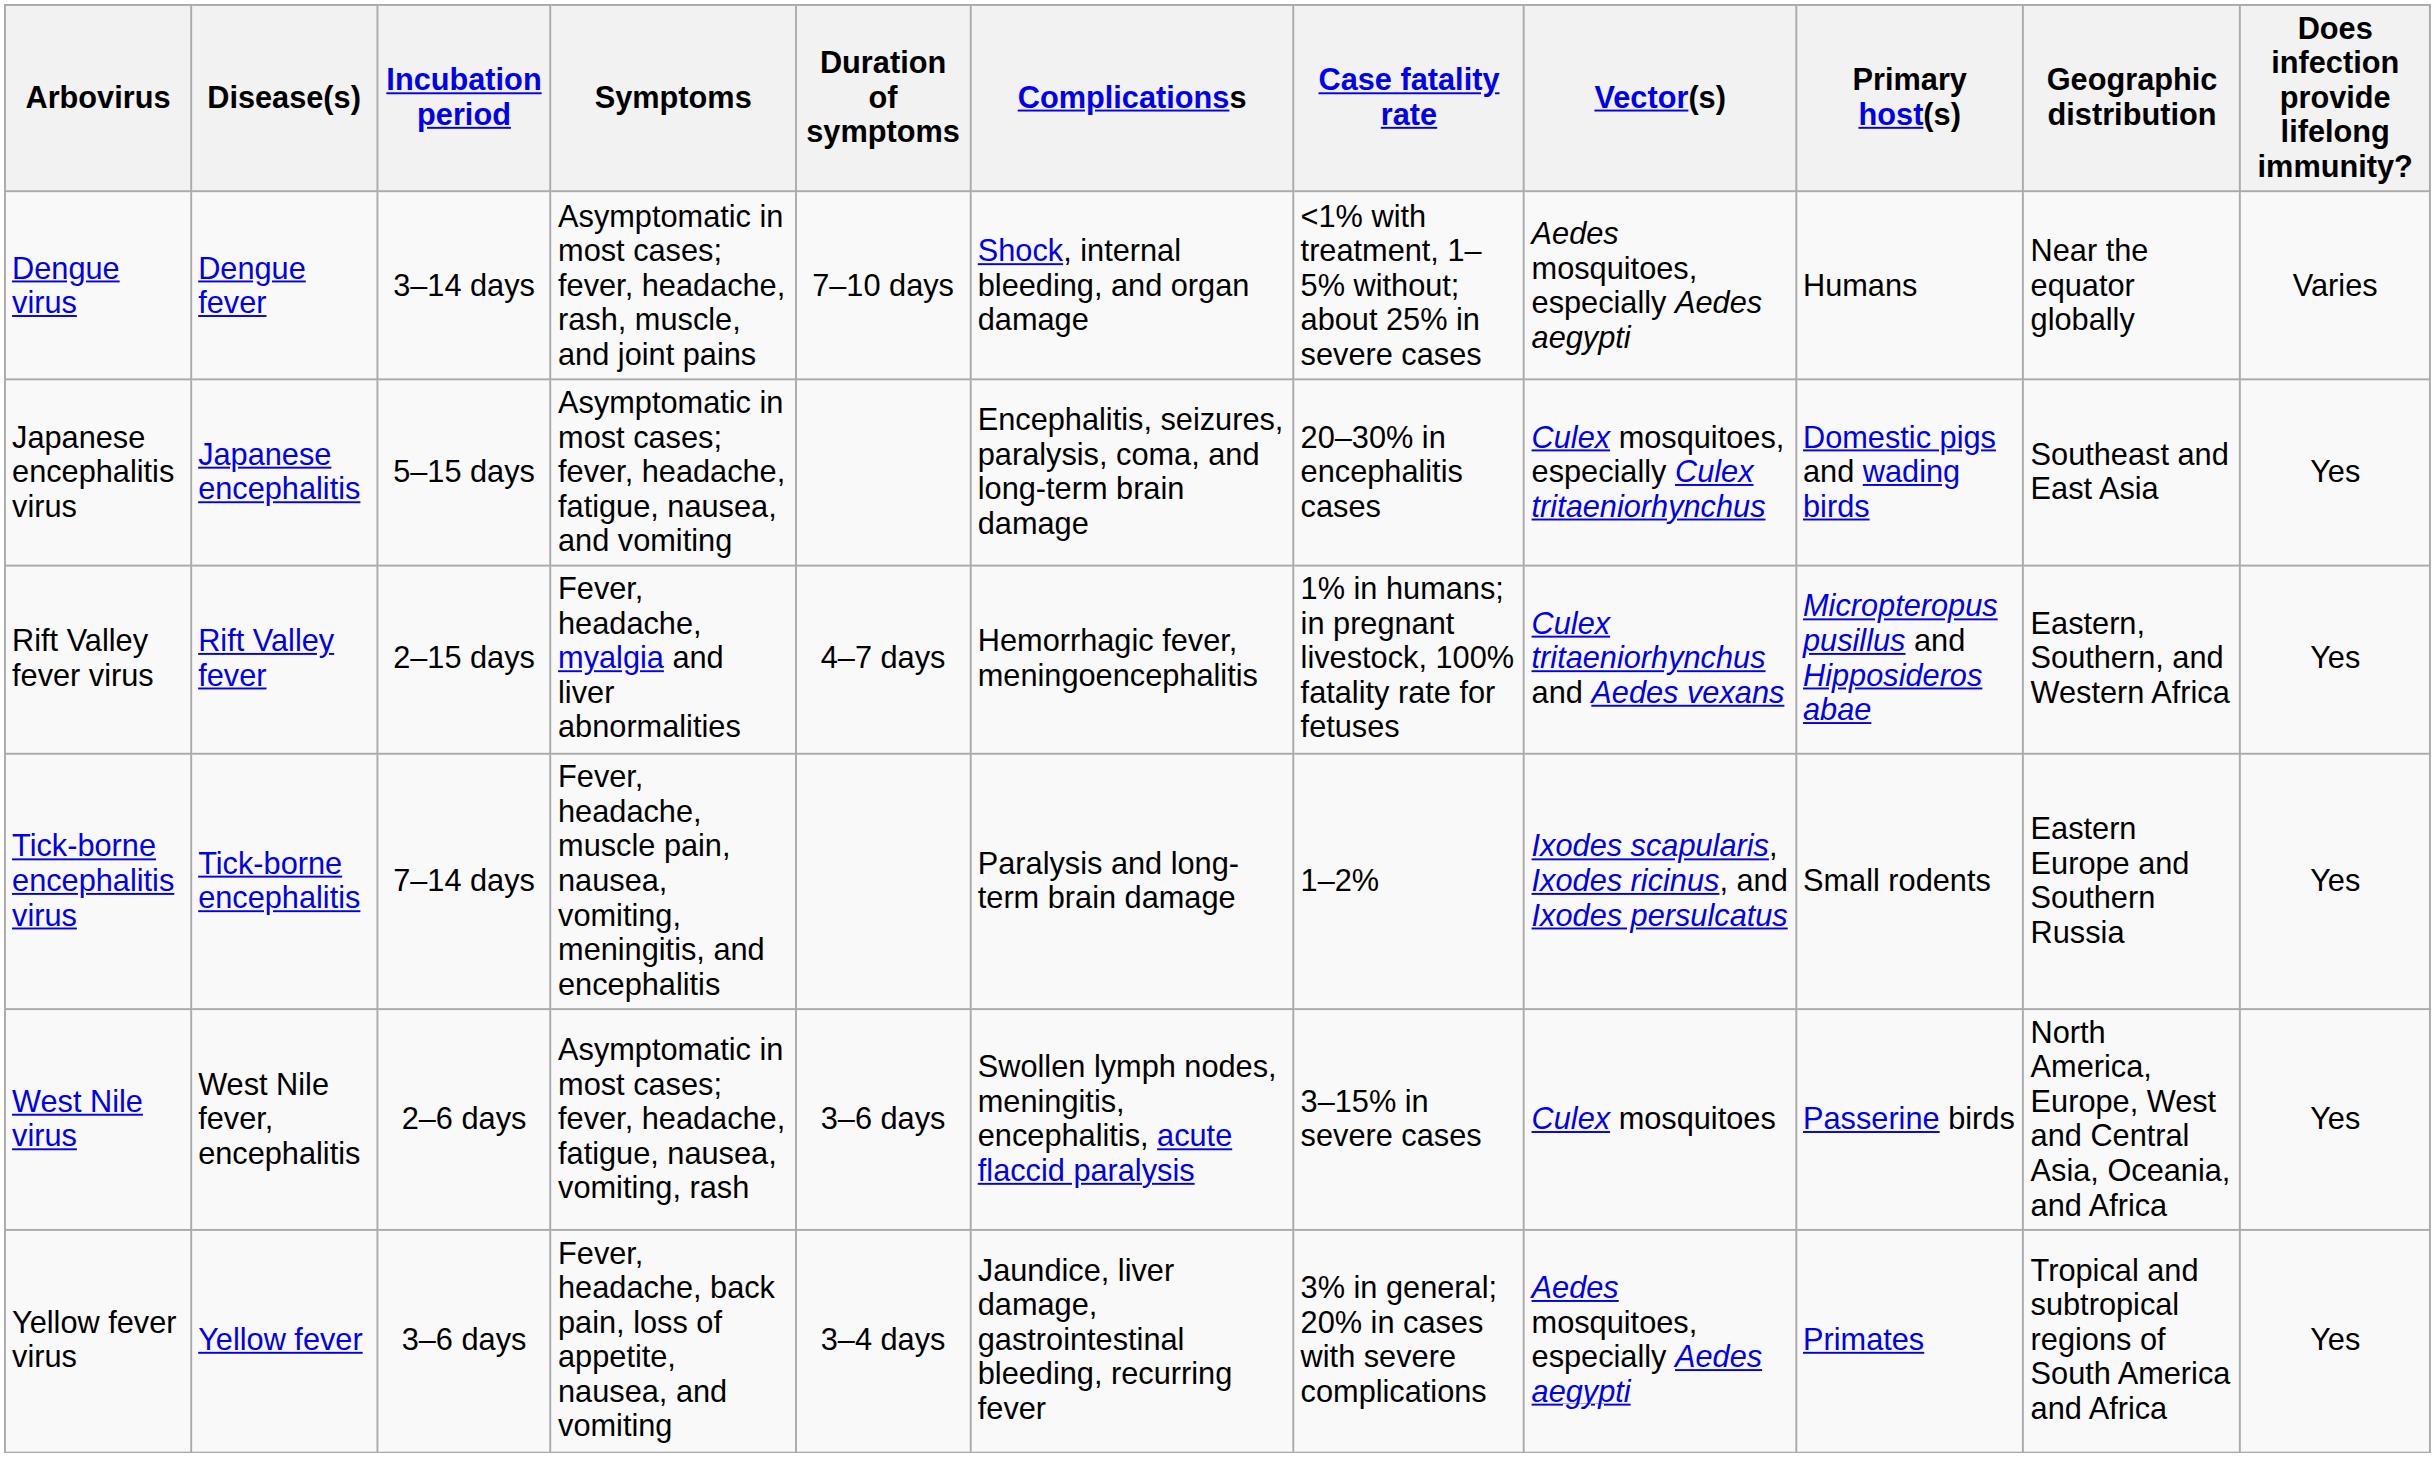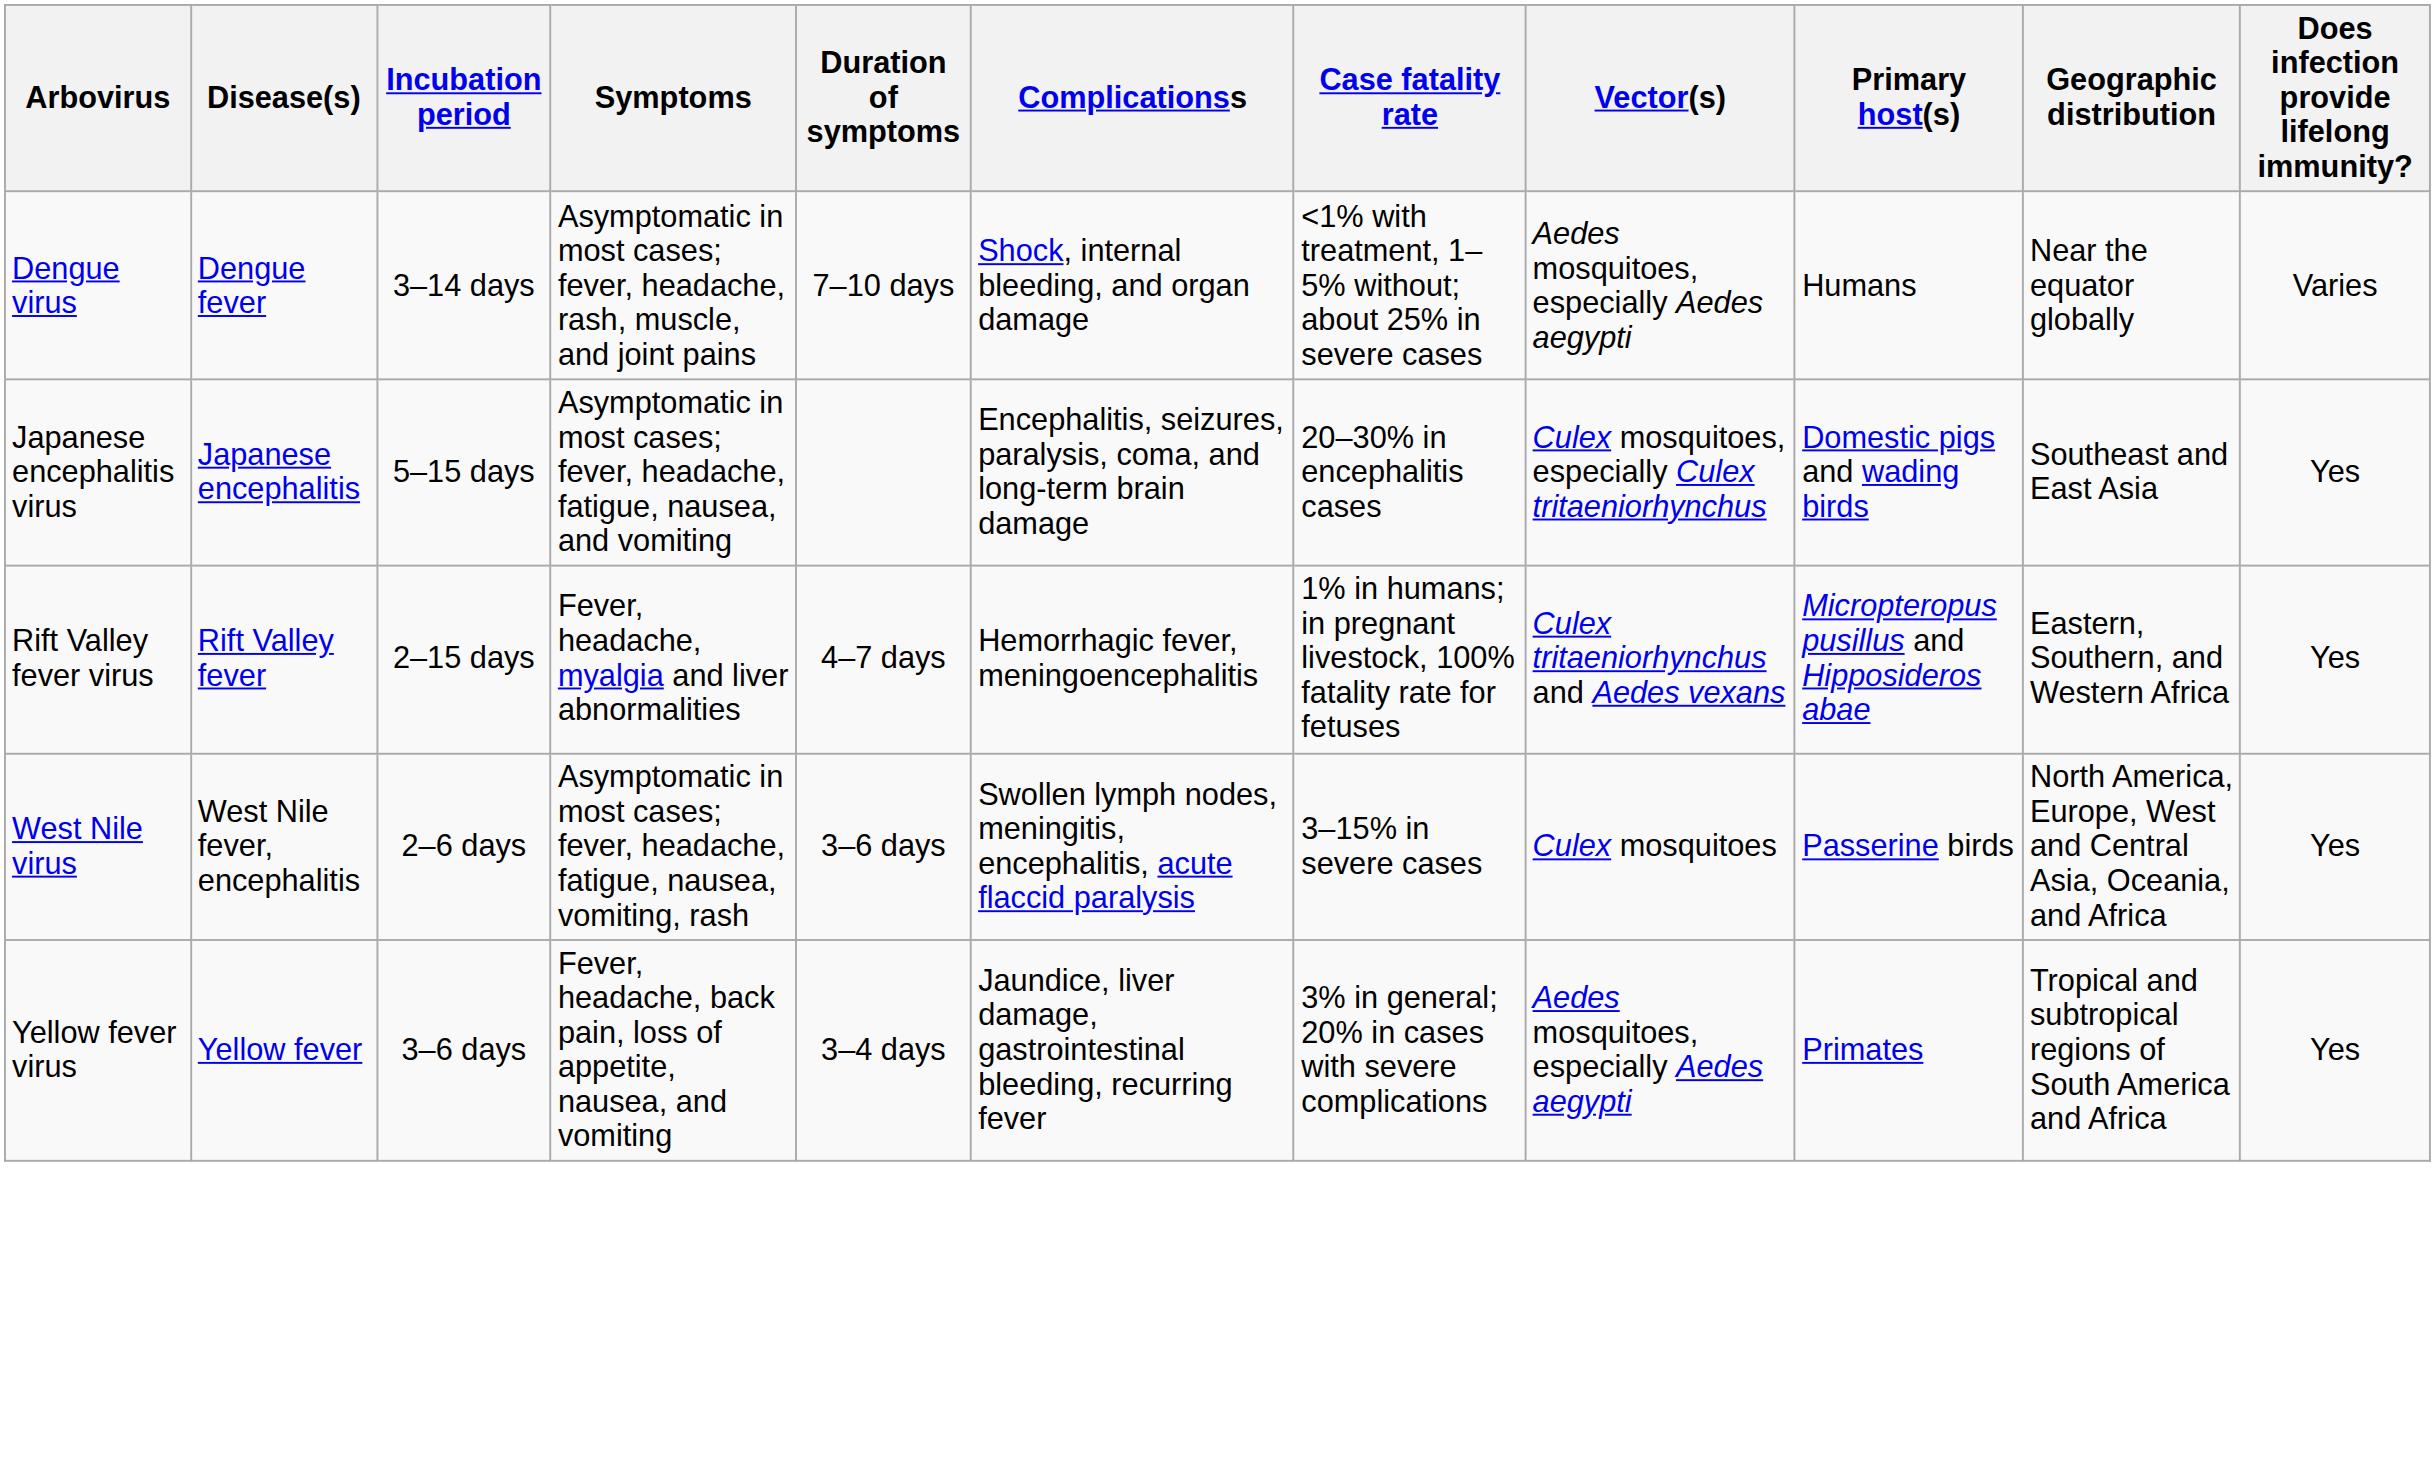- row: (93, 880)
